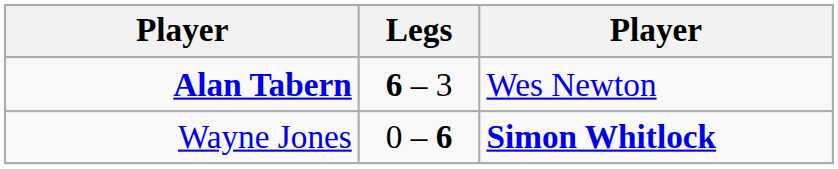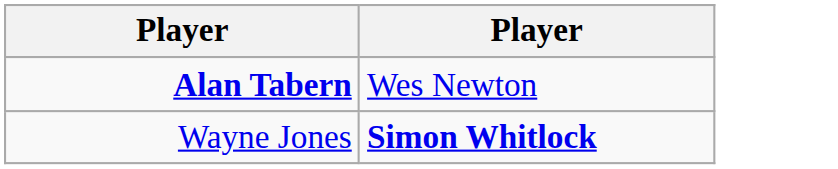- column: (419, 30)
